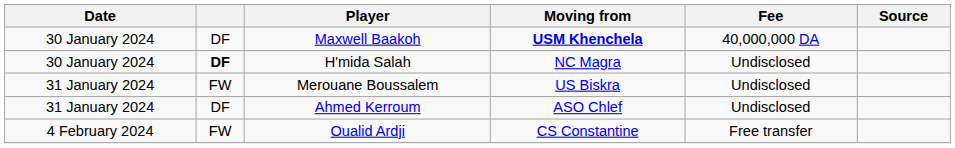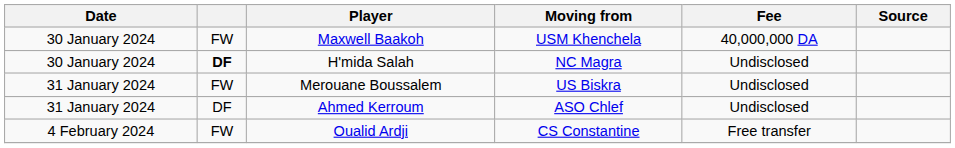(220, 39) DF -> (222, 39) FW
(588, 39) bold -> (589, 39) normal
